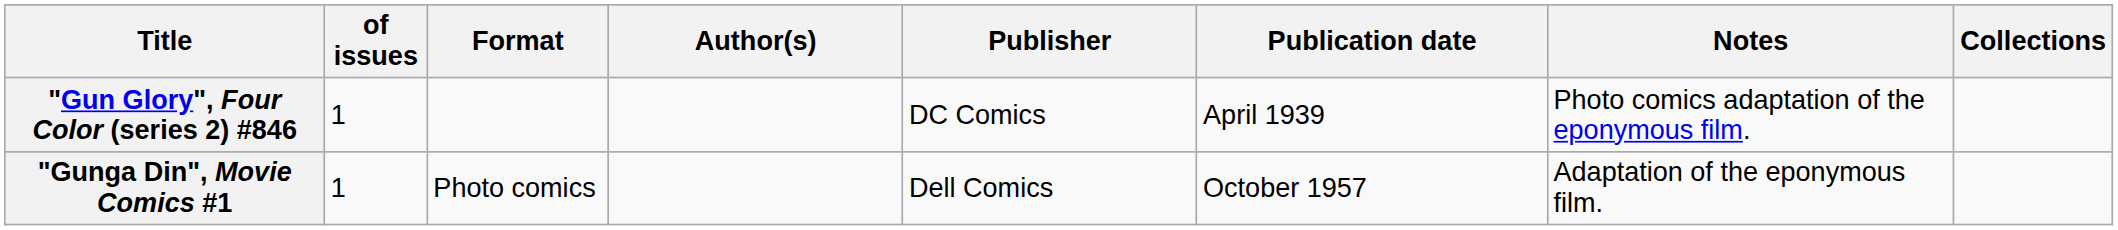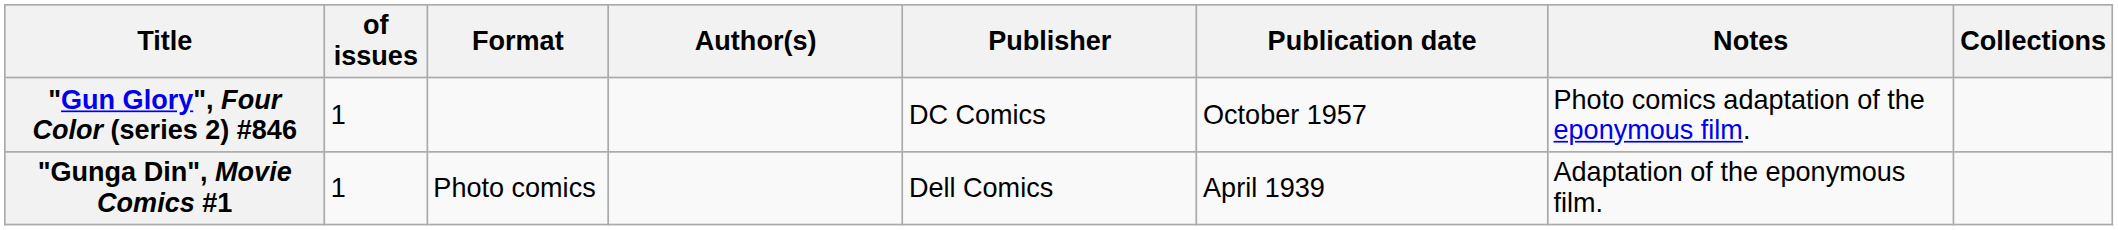(1264, 114) April 1939 -> (1285, 114) October 1957
(1285, 187) October 1957 -> (1264, 187) April 1939
